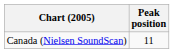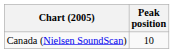(149, 40) 11 -> (149, 40) 10
